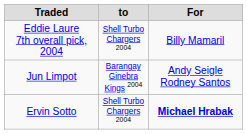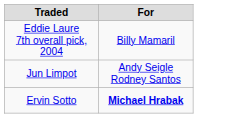- column: (123, 12)
